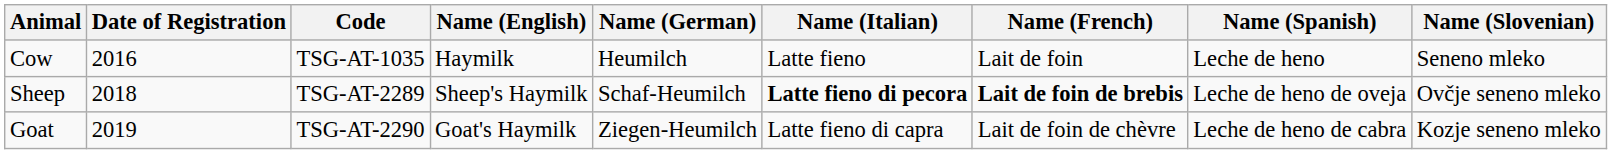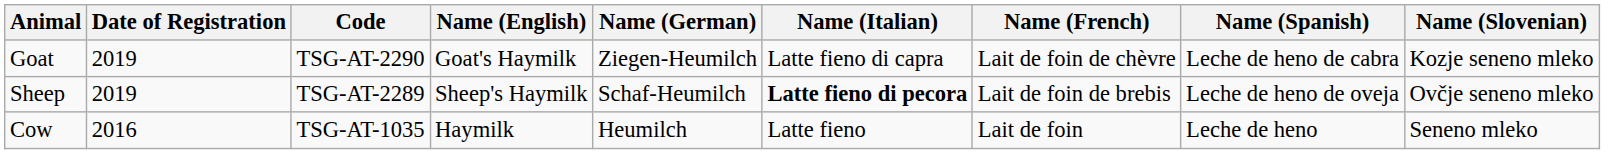rows swapped: (31, 58) <-> (32, 129)
(114, 93) 2018 -> (114, 93) 2019
(1080, 93) bold -> (1074, 93) normal
